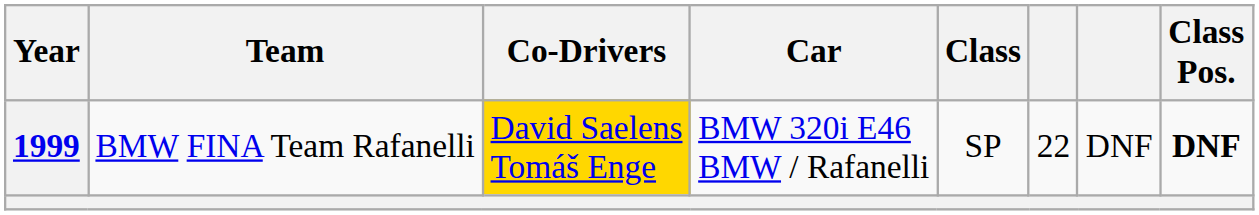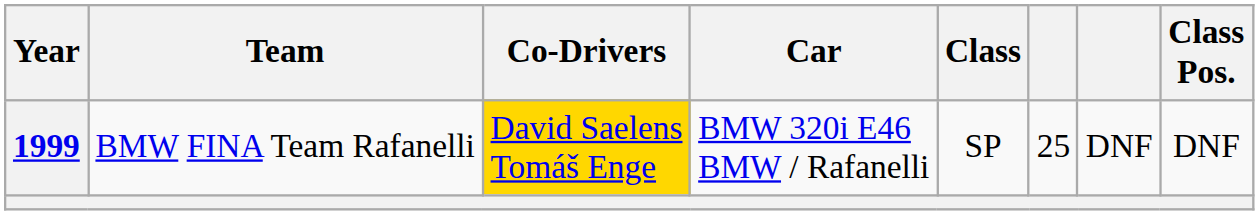(1053, 146) 22 -> (1053, 146) 25
(1206, 146) bold -> (1206, 146) normal
